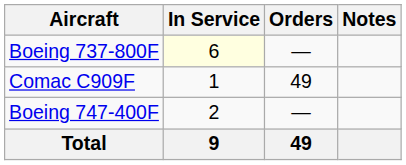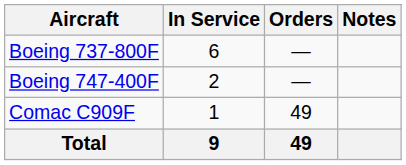(214, 50) lightyellow background -> (214, 50) no background
rows swapped: (84, 112) <-> (72, 81)
